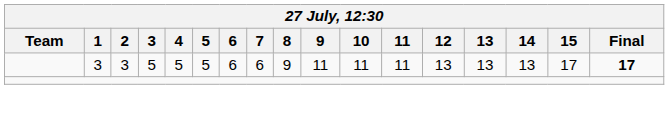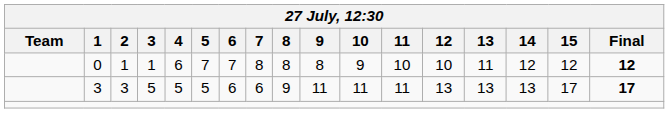+ row: (97, 64)
